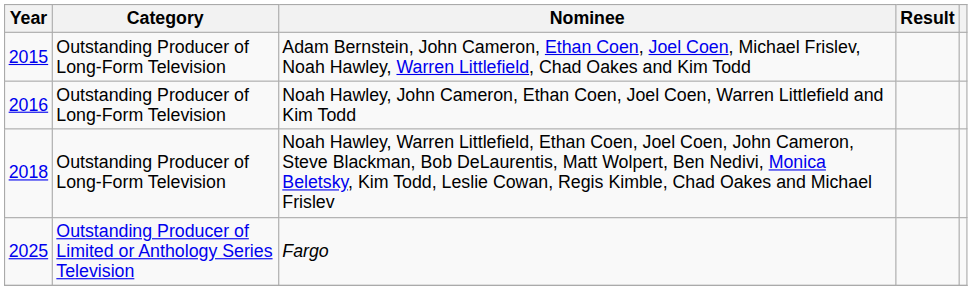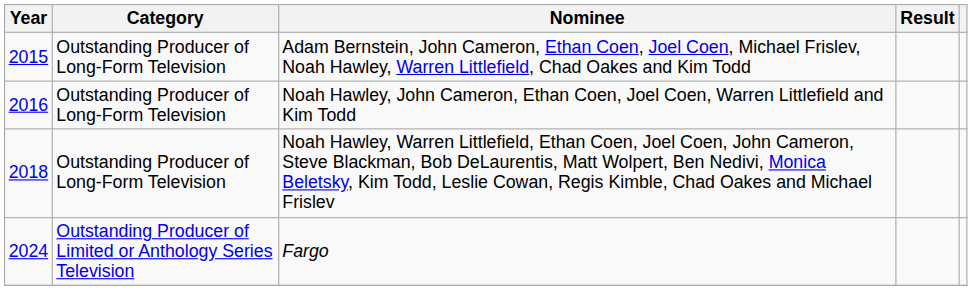(28, 251) 2025 -> (28, 251) 2024
